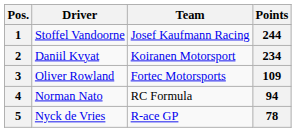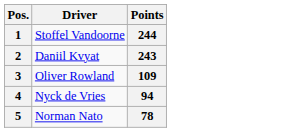- column: (190, 14)
(272, 55) 234 -> (147, 55) 243
(69, 95) Norman Nato -> (70, 95) Nyck de Vries
(70, 116) Nyck de Vries -> (69, 116) Norman Nato
